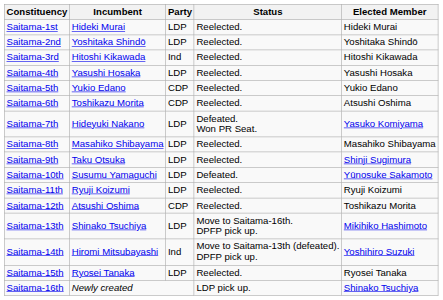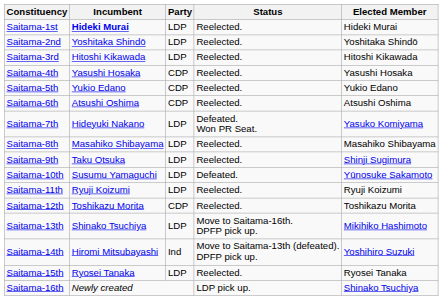(98, 27) normal -> (100, 27) bold
(175, 57) Ind -> (177, 57) LDP
(177, 73) LDP -> (178, 73) CDP
(108, 103) Toshikazu Morita -> (105, 103) Atsushi Oshima
(105, 205) Atsushi Oshima -> (108, 205) Toshikazu Morita
